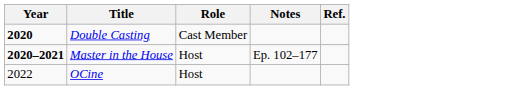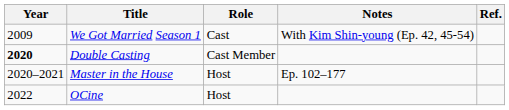+ row: (135, 34)
(36, 54) bold -> (36, 74) normal
